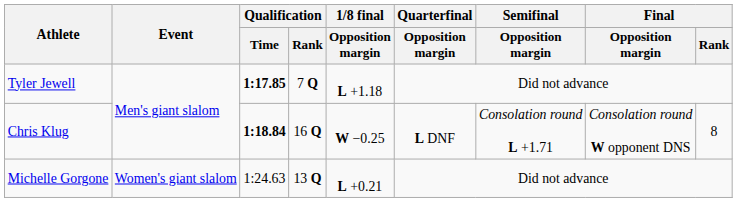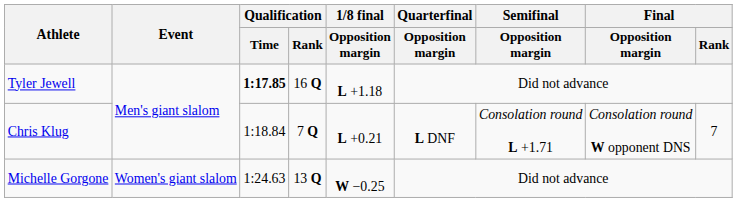(307, 84) 7 Q -> (307, 84) 16 Q
(264, 131) bold -> (264, 131) normal
(307, 131) 16 Q -> (307, 131) 7 Q
(360, 139) W −0.25 -> (360, 139) L +0.21
(714, 131) 8 -> (714, 131) 7
(360, 186) L +0.21 -> (360, 186) W −0.25
